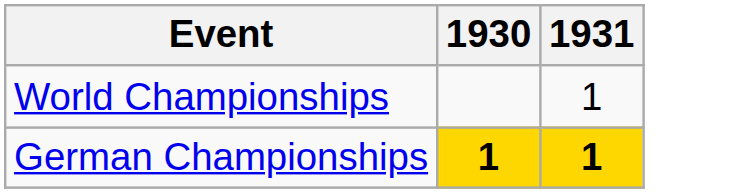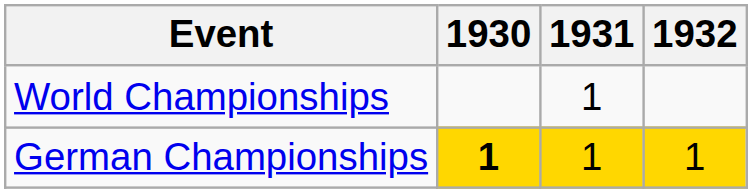+ column: (695, 34)
(592, 156) bold -> (592, 156) normal
